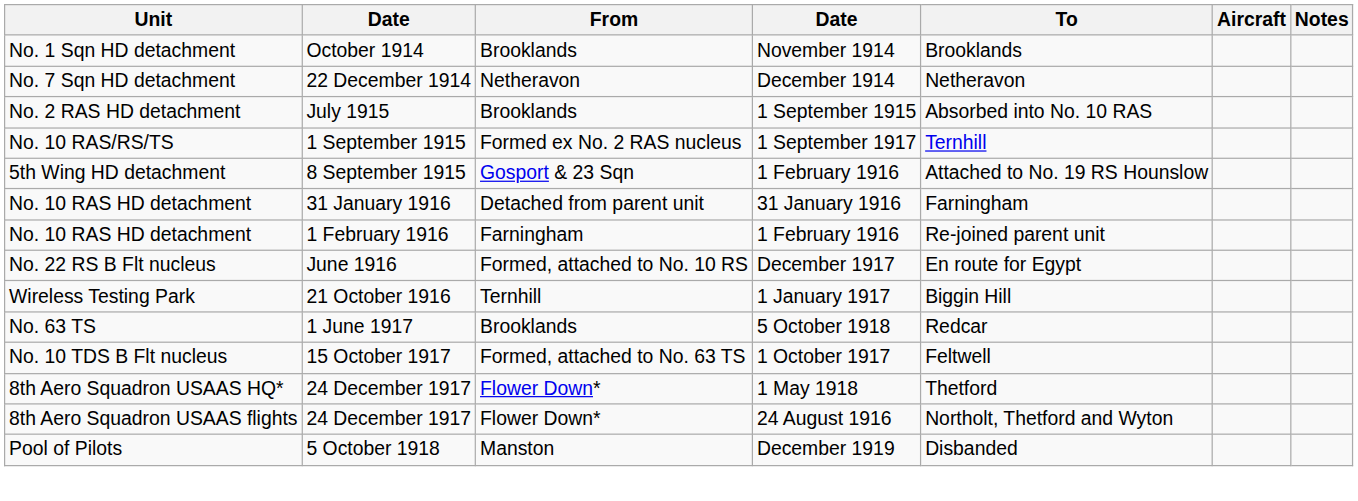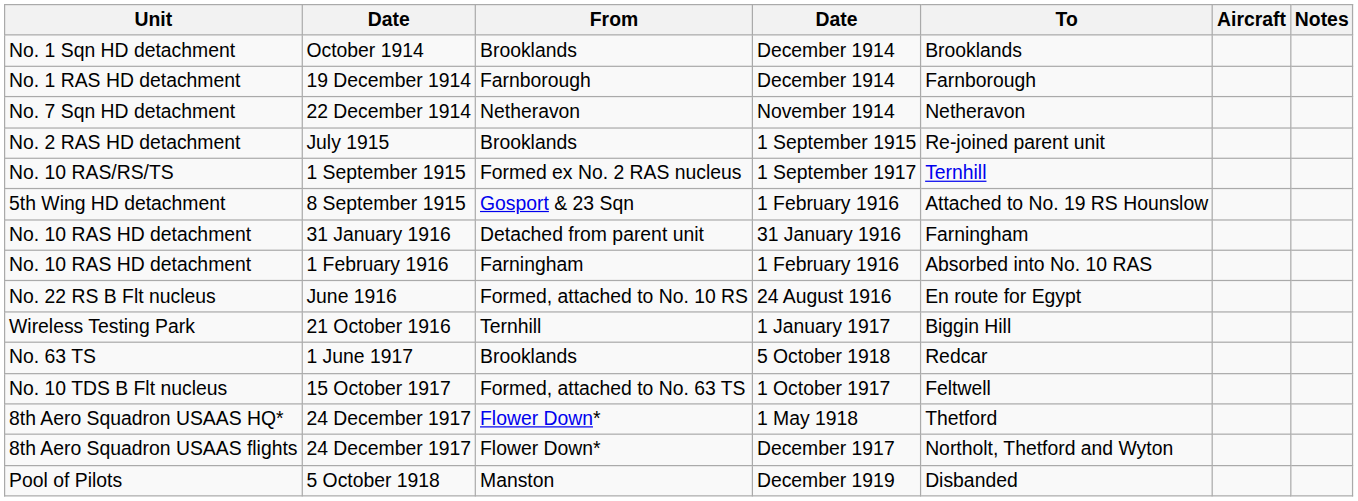(826, 50) November 1914 -> (826, 50) December 1914
+ row: (125, 81)
(826, 81) December 1914 -> (826, 111) November 1914
(1039, 111) Absorbed into No. 10 RAS -> (1015, 142) Re-joined parent unit
(1015, 234) Re-joined parent unit -> (1039, 265) Absorbed into No. 10 RAS
(826, 265) December 1917 -> (824, 296) 24 August 1916
(824, 419) 24 August 1916 -> (826, 449) December 1917
